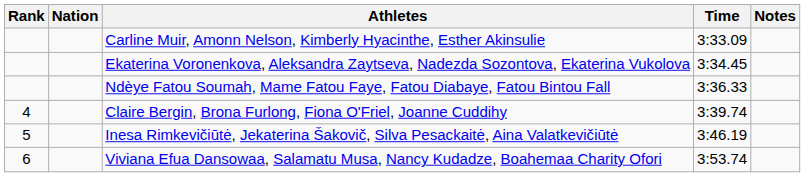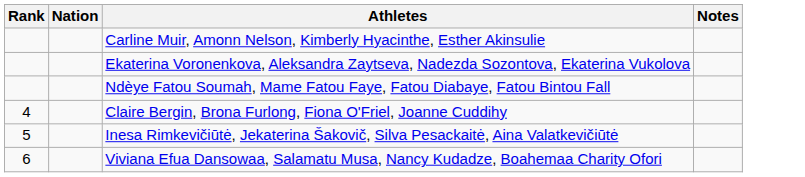- column: (722, 16)
